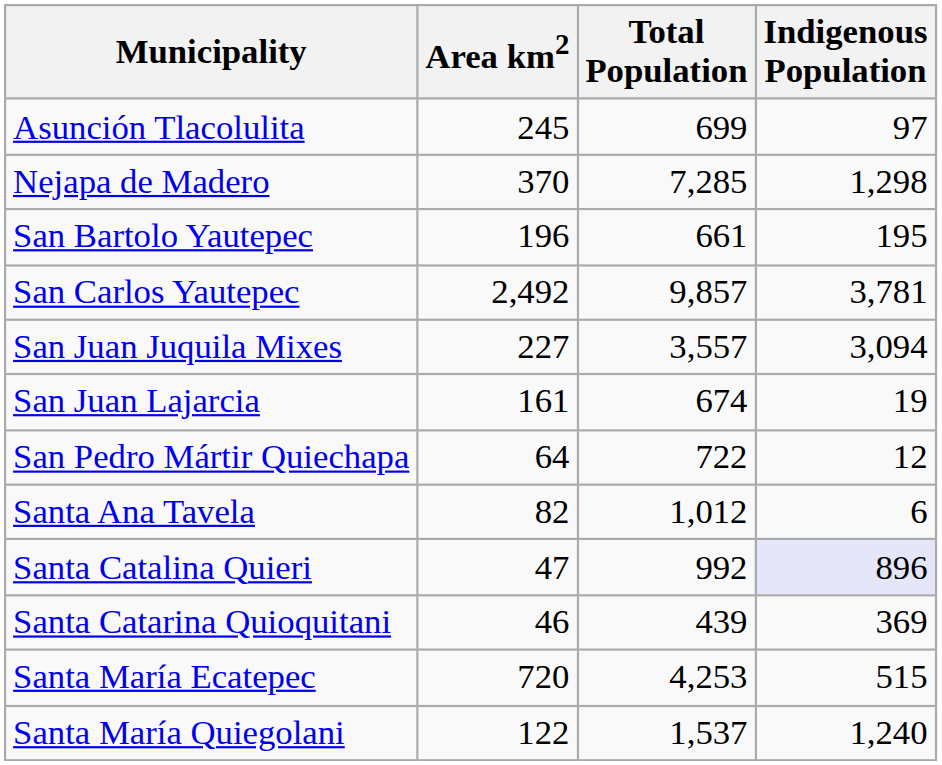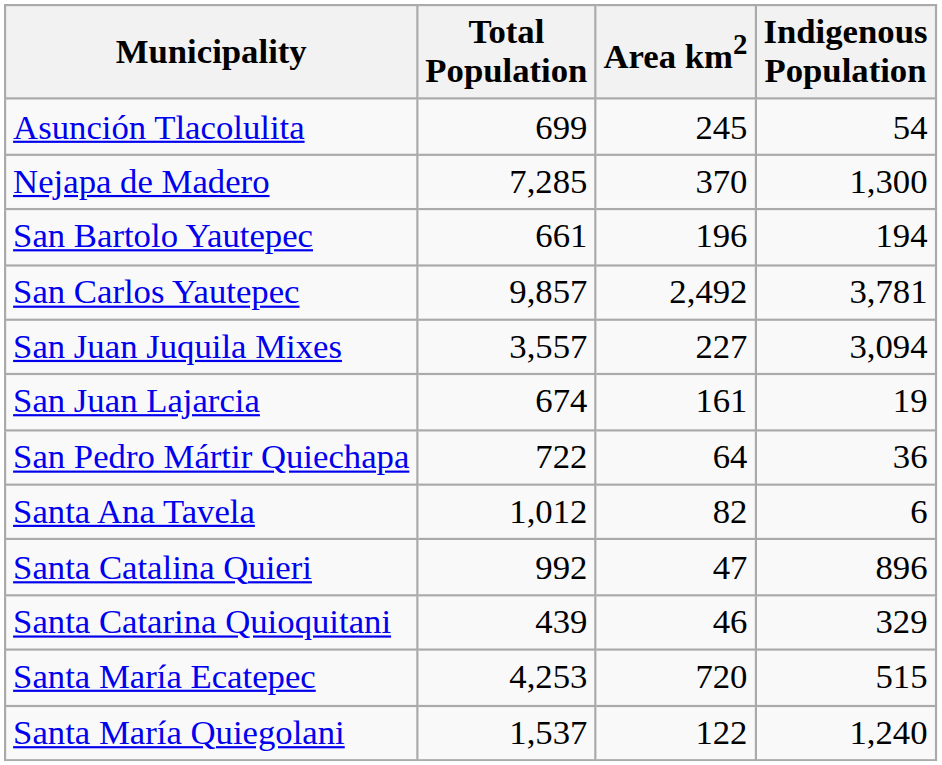columns swapped: (497, 51) <-> (666, 51)
(910, 126) 97 -> (910, 126) 54
(888, 181) 1,298 -> (888, 181) 1,300
(901, 236) 195 -> (901, 236) 194
(910, 456) 12 -> (910, 456) 36
(901, 566) lavender background -> (901, 566) no background
(901, 621) 369 -> (901, 621) 329
